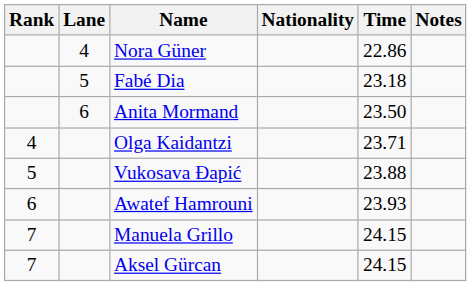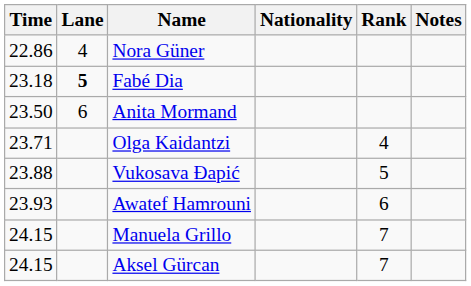columns swapped: (32, 19) <-> (385, 19)
(84, 81) normal -> (83, 81) bold
